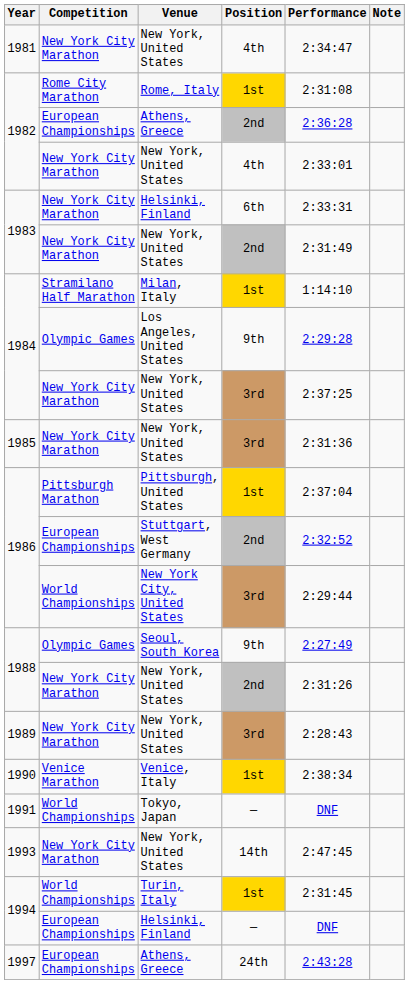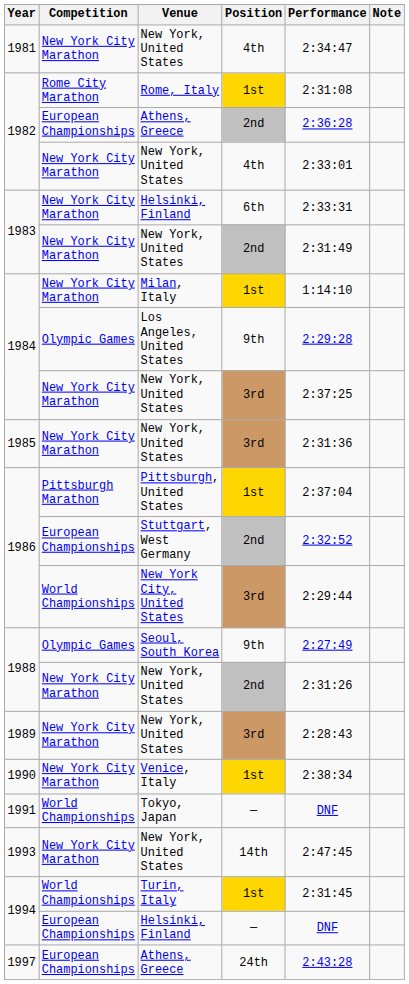(88, 290) Stramilano Half Marathon -> (88, 290) New York City Marathon
(70, 776) Venice Marathon -> (88, 776) New York City Marathon
